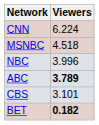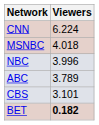(66, 45) 4.518 -> (66, 45) 4.018
(66, 78) bold -> (66, 78) normal
